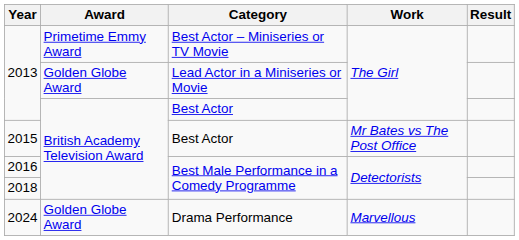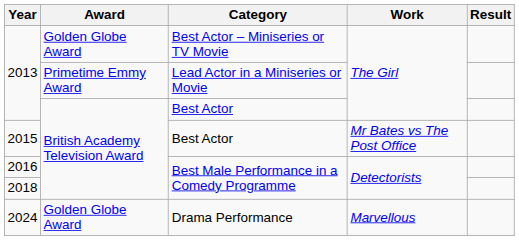(95, 44) Primetime Emmy Award -> (85, 44) Golden Globe Award
(85, 80) Golden Globe Award -> (95, 80) Primetime Emmy Award
